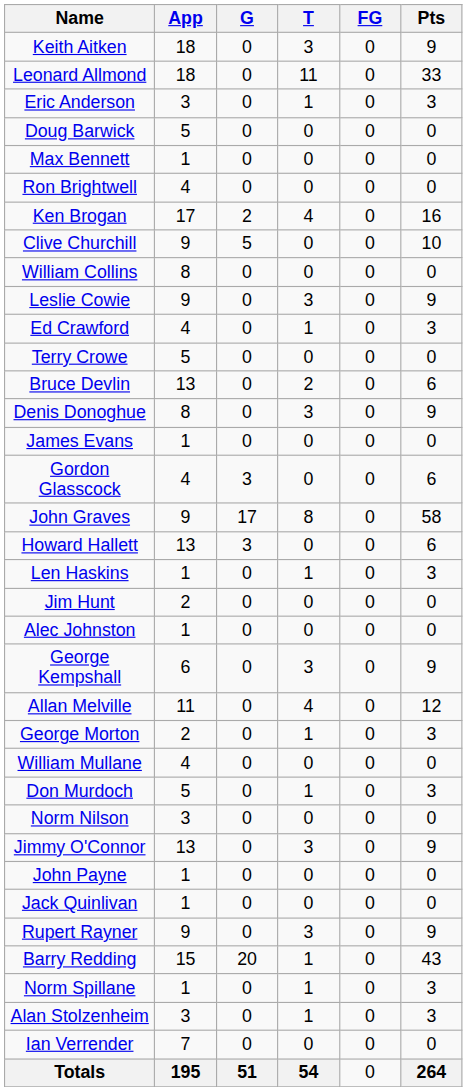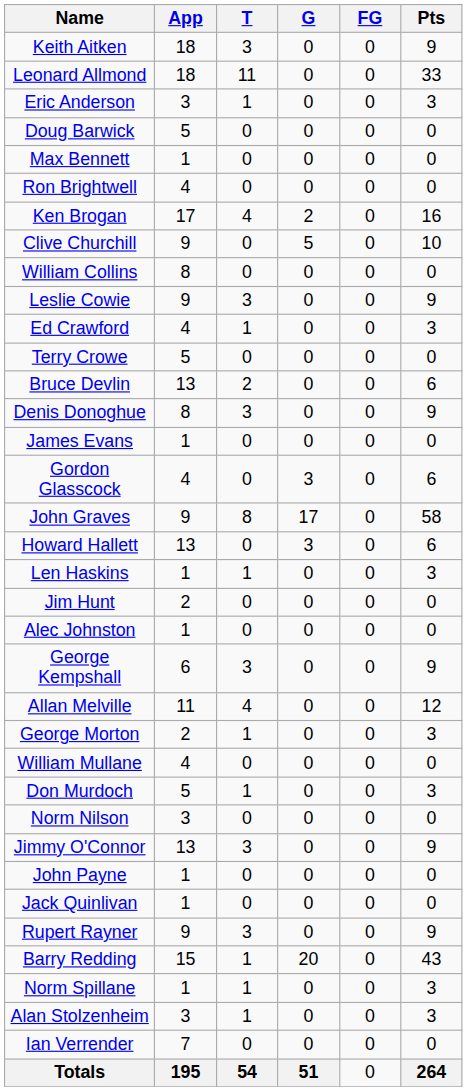columns swapped: (308, 18) <-> (247, 18)
